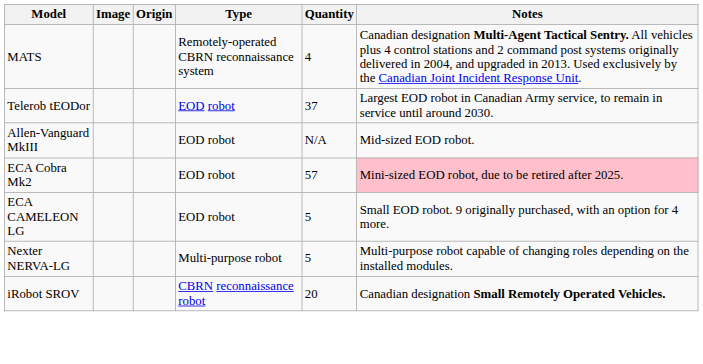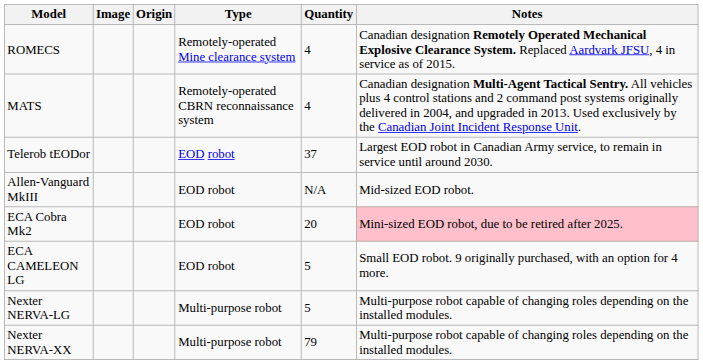+ row: (34, 49)
(311, 175) 57 -> (311, 224) 20
+ row: (39, 342)
- row: (43, 293)
